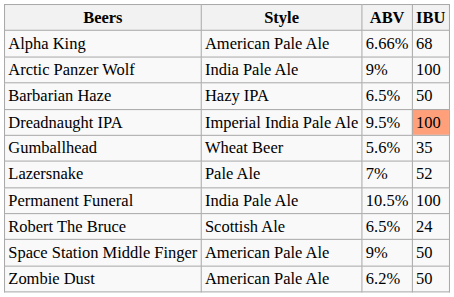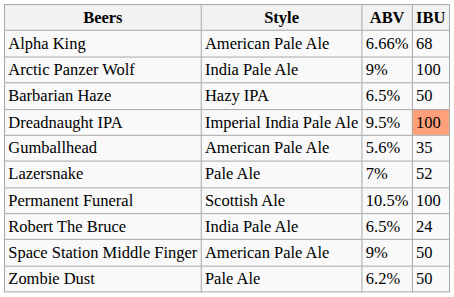(244, 148) Wheat Beer -> (267, 148) American Pale Ale
(252, 200) India Pale Ale -> (245, 200) Scottish Ale
(245, 226) Scottish Ale -> (252, 226) India Pale Ale
(267, 278) American Pale Ale -> (233, 278) Pale Ale
